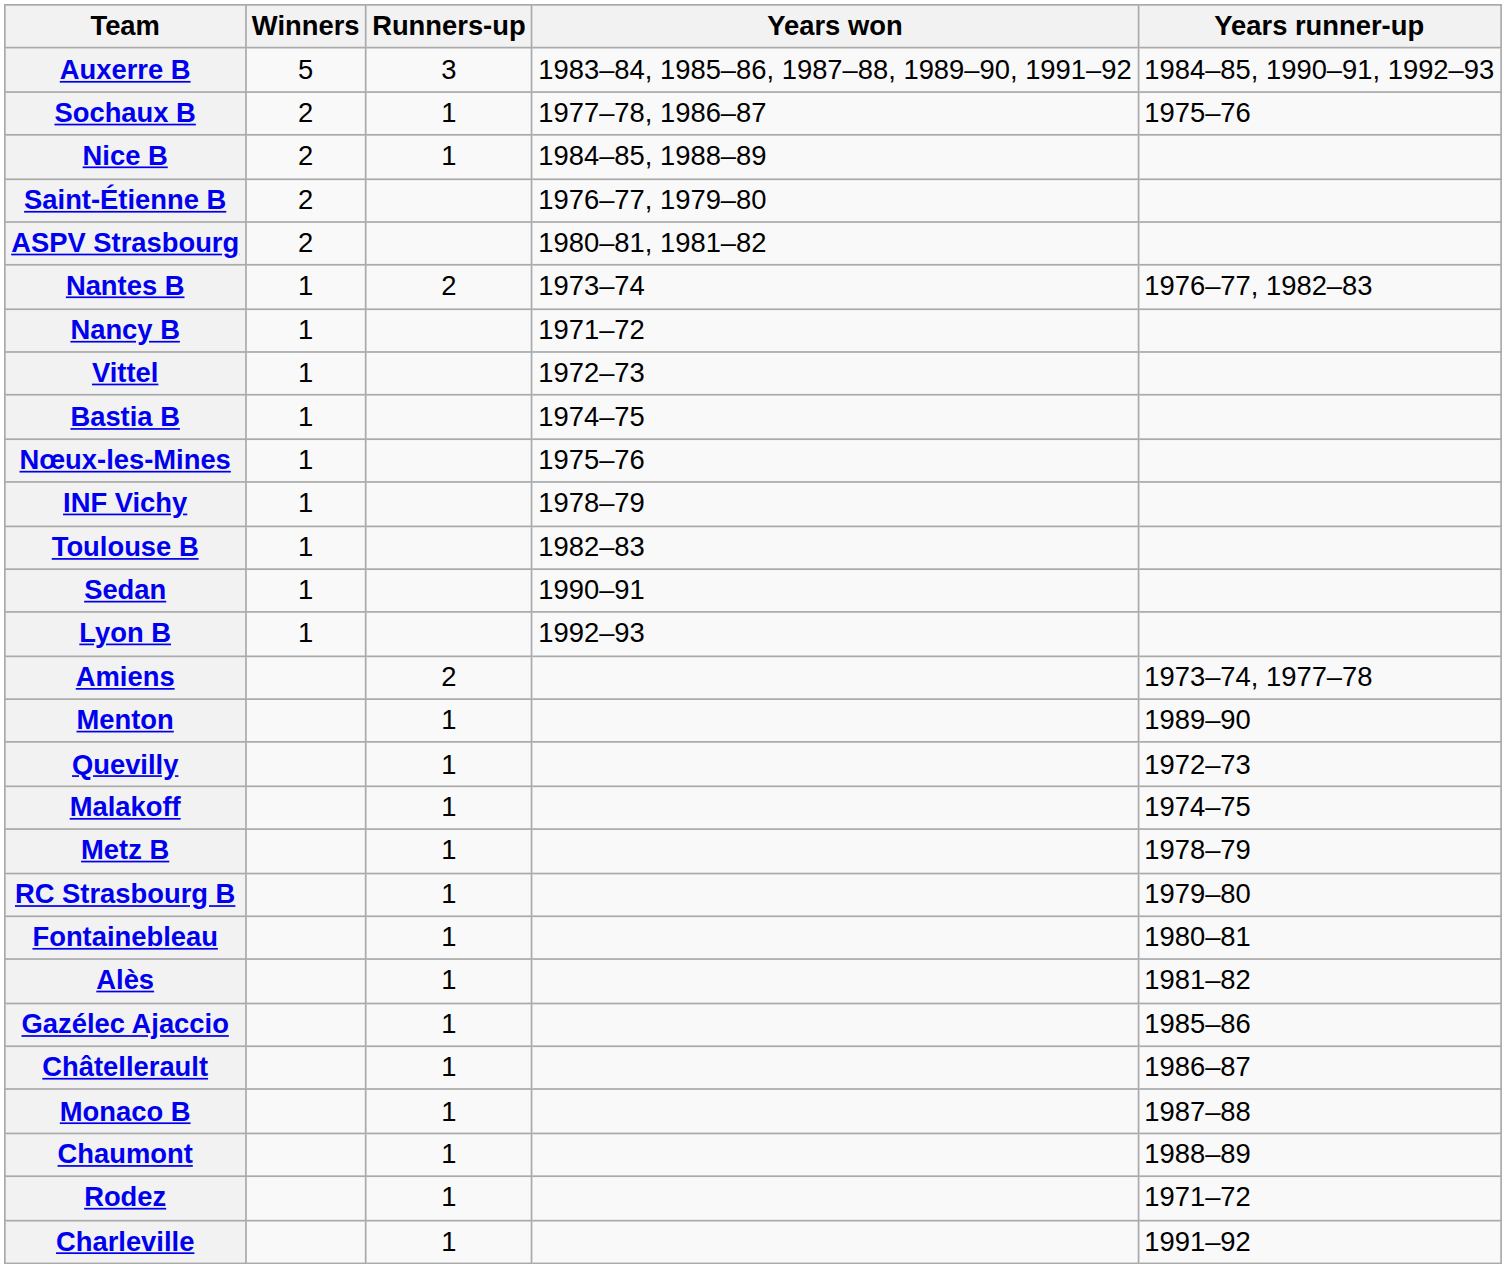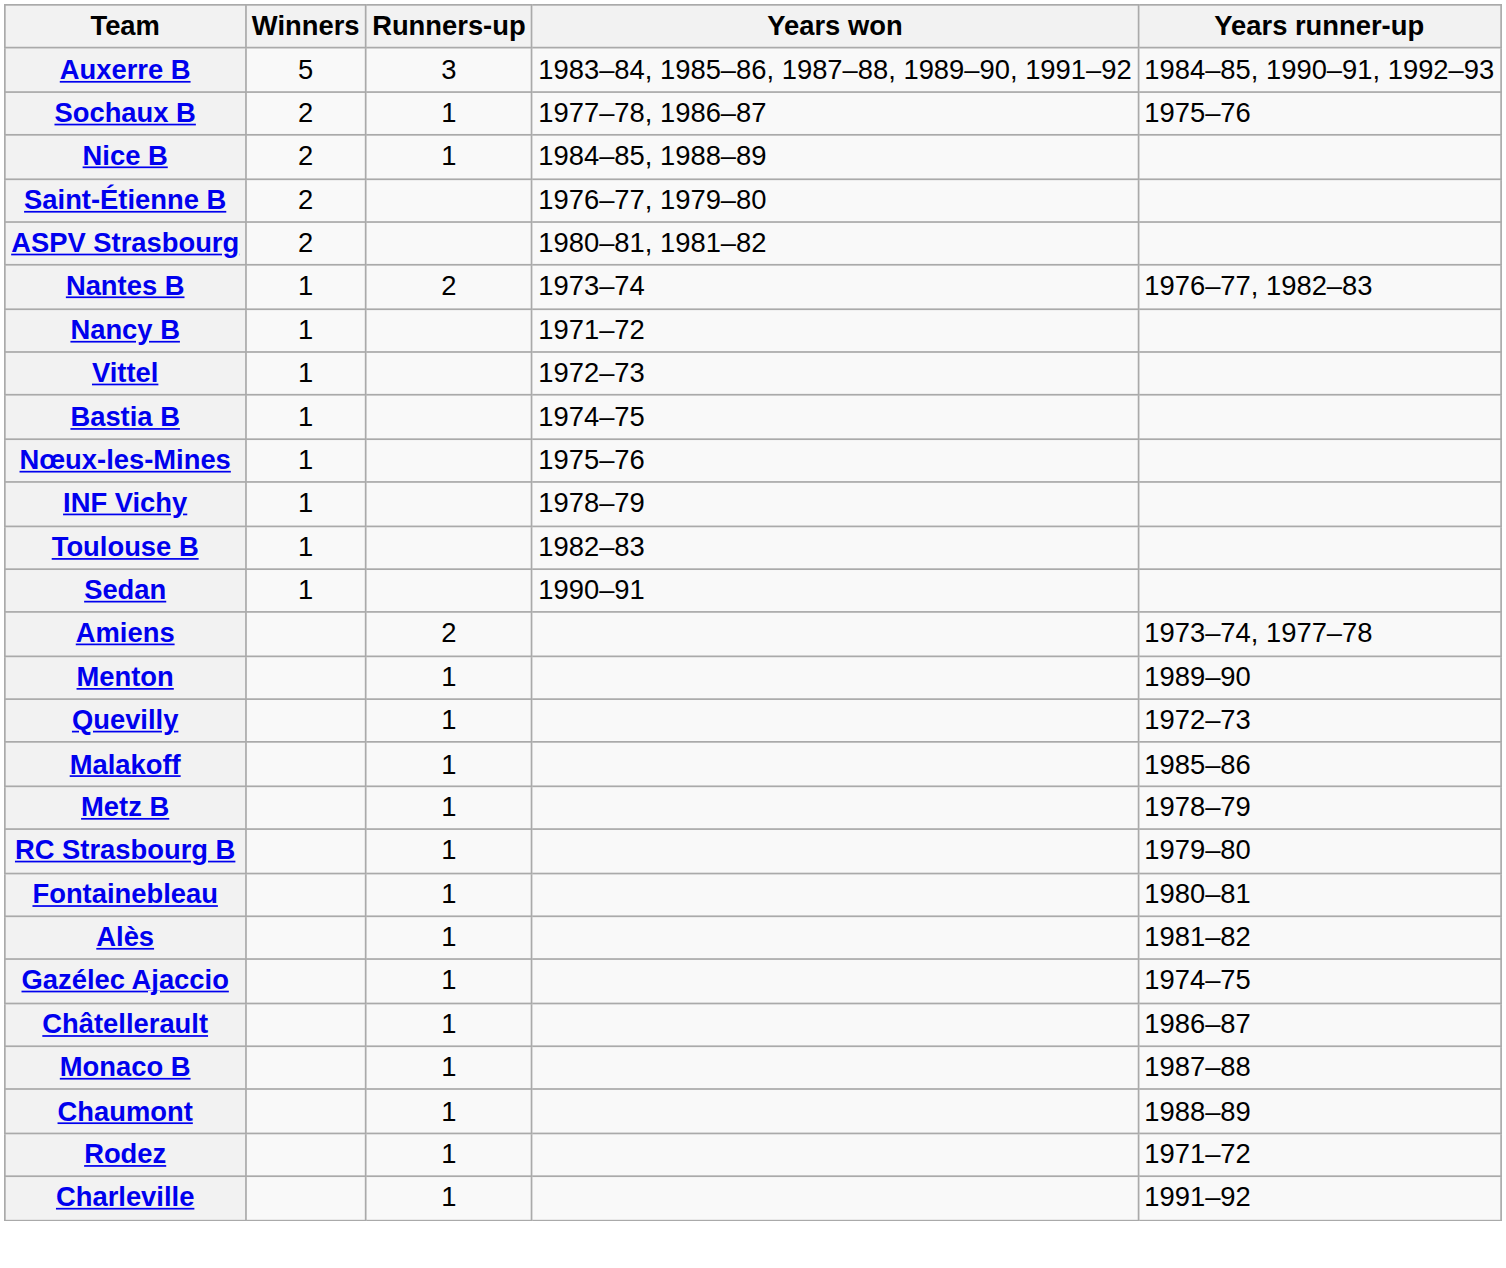- row: (125, 633)
(1198, 807) 1974–75 -> (1198, 763) 1985–86
(1198, 1024) 1985–86 -> (1198, 980) 1974–75
